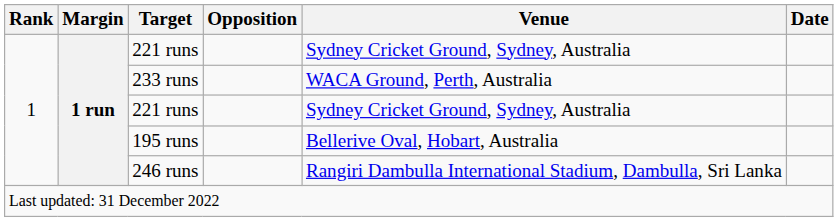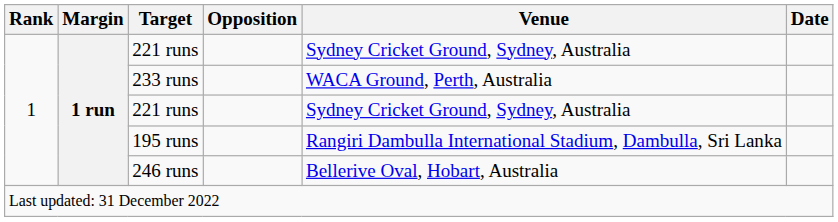(432, 140) Bellerive Oval, Hobart, Australia -> (544, 140) Rangiri Dambulla International Stadium, Dambulla, Sri Lanka
(544, 170) Rangiri Dambulla International Stadium, Dambulla, Sri Lanka -> (432, 170) Bellerive Oval, Hobart, Australia
